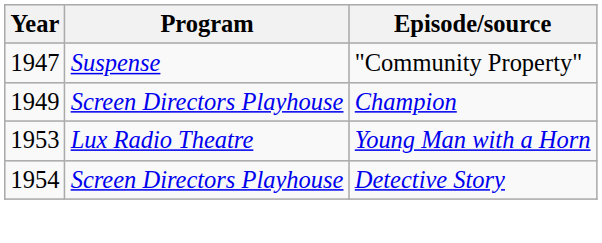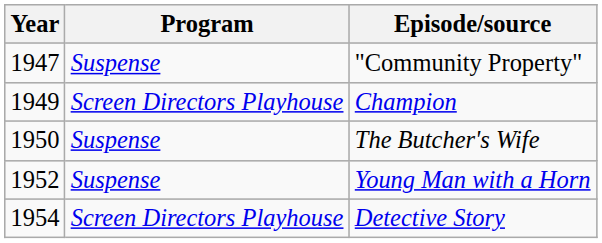+ row: (447, 140)
(35, 140) 1953 -> (35, 179) 1952
(162, 140) Lux Radio Theatre -> (116, 179) Suspense
